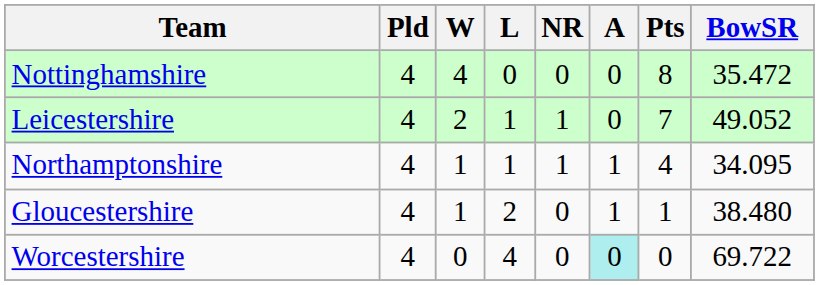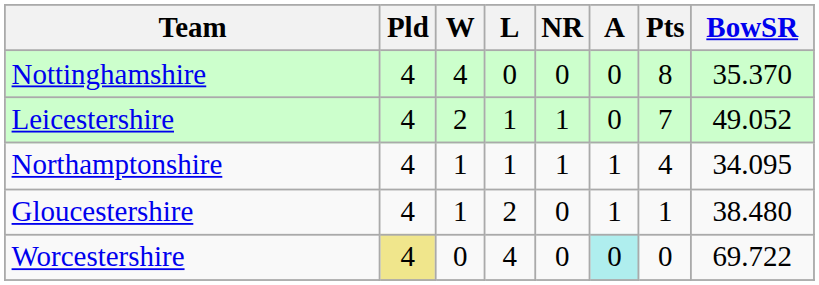(752, 73) 35.472 -> (752, 73) 35.370
(408, 257) no background -> (408, 257) khaki background
